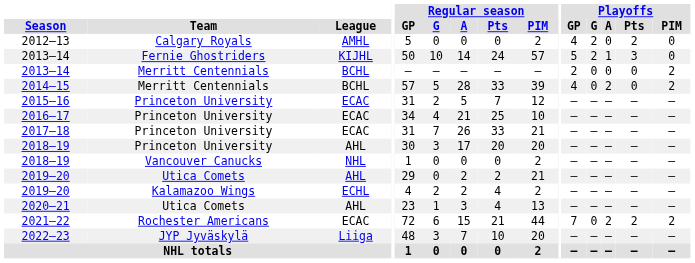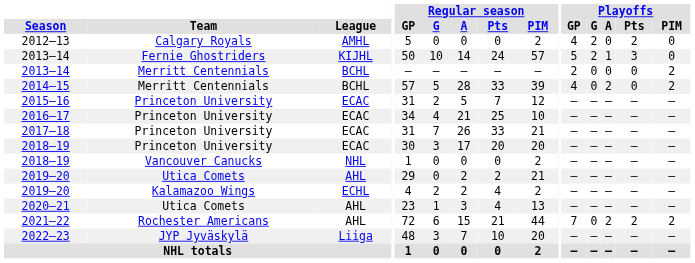(356, 146) AHL -> (356, 146) ECAC
(356, 221) ECAC -> (356, 221) AHL
